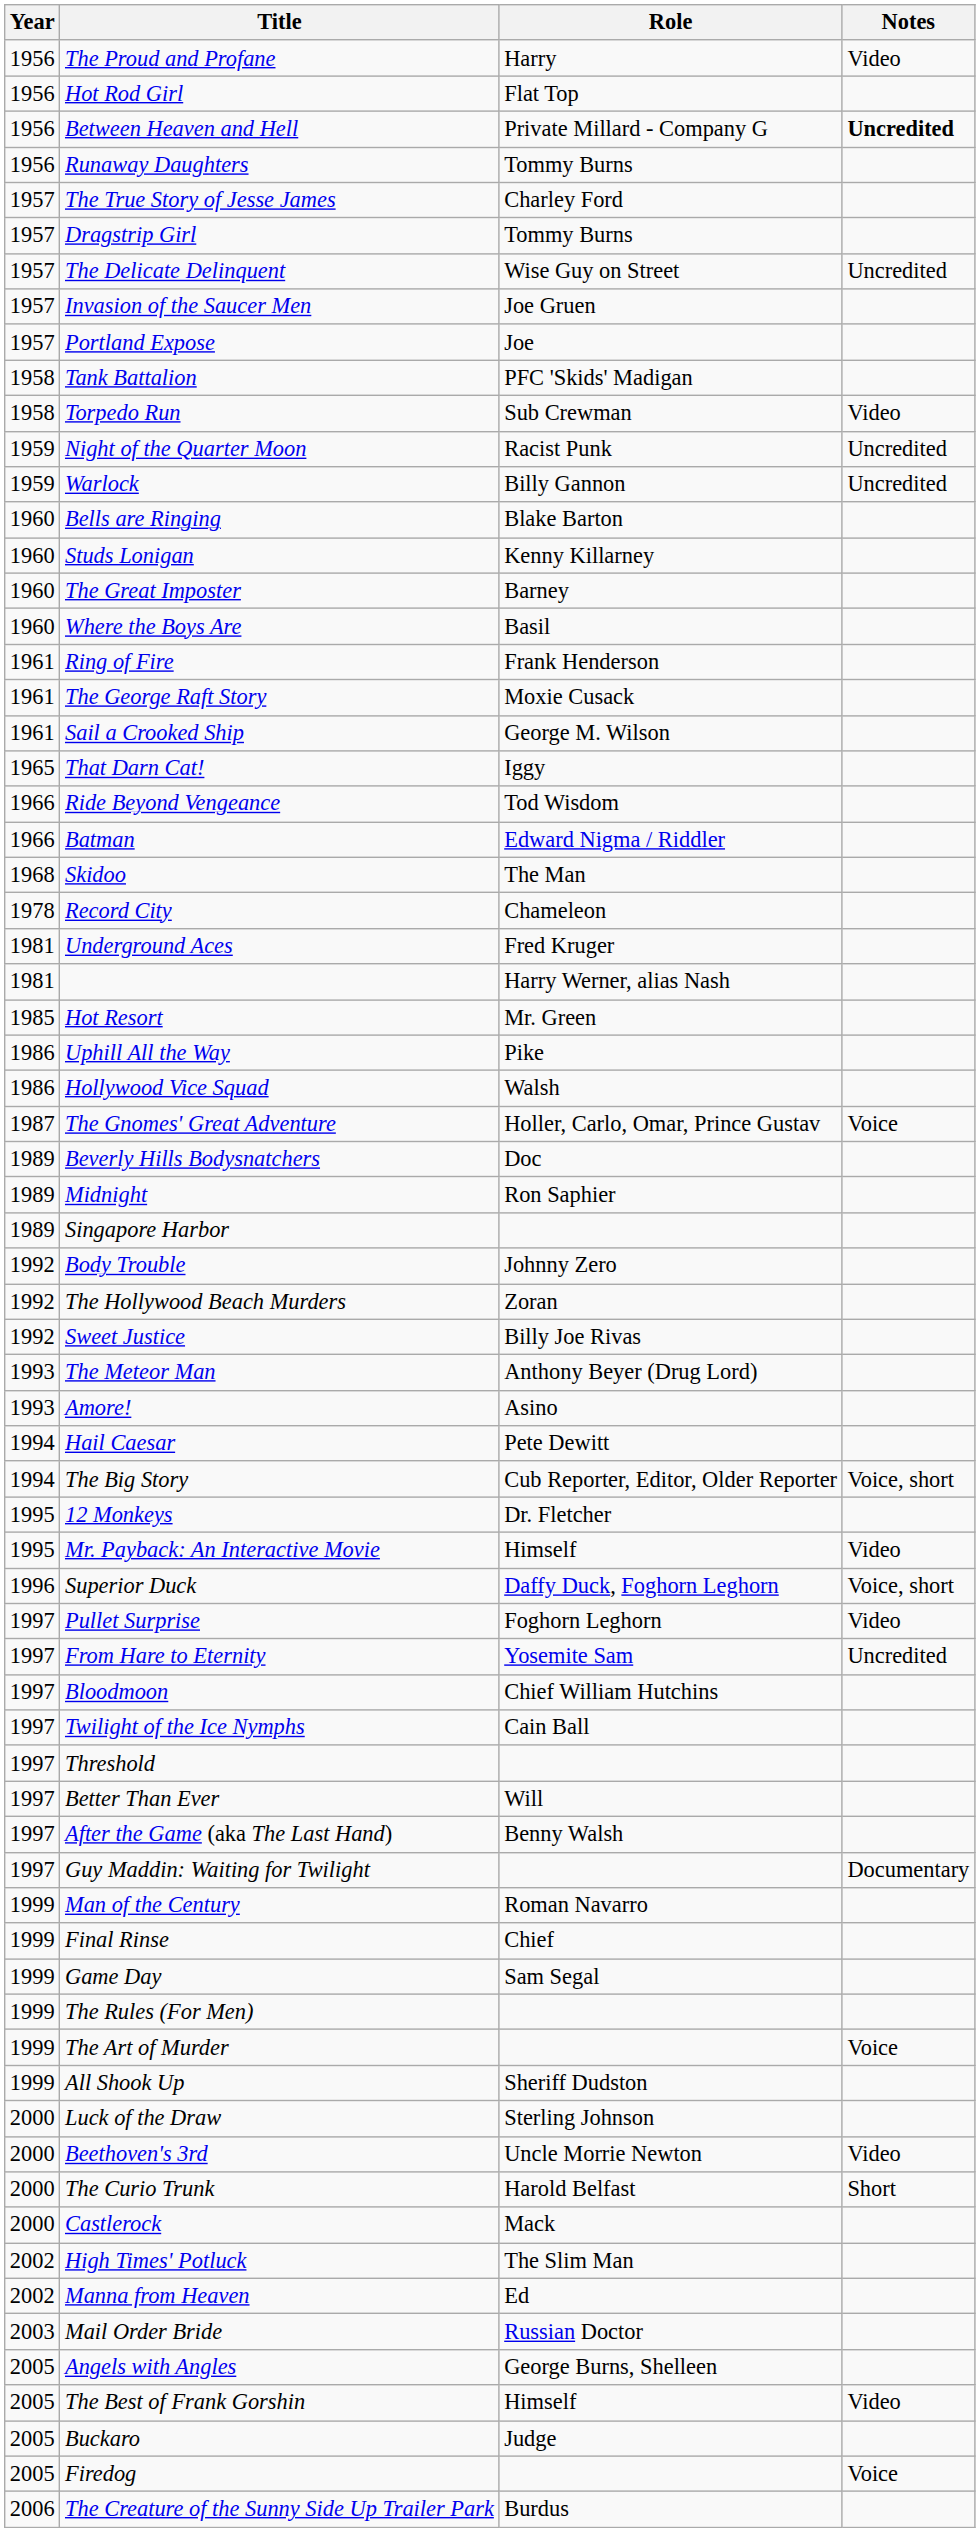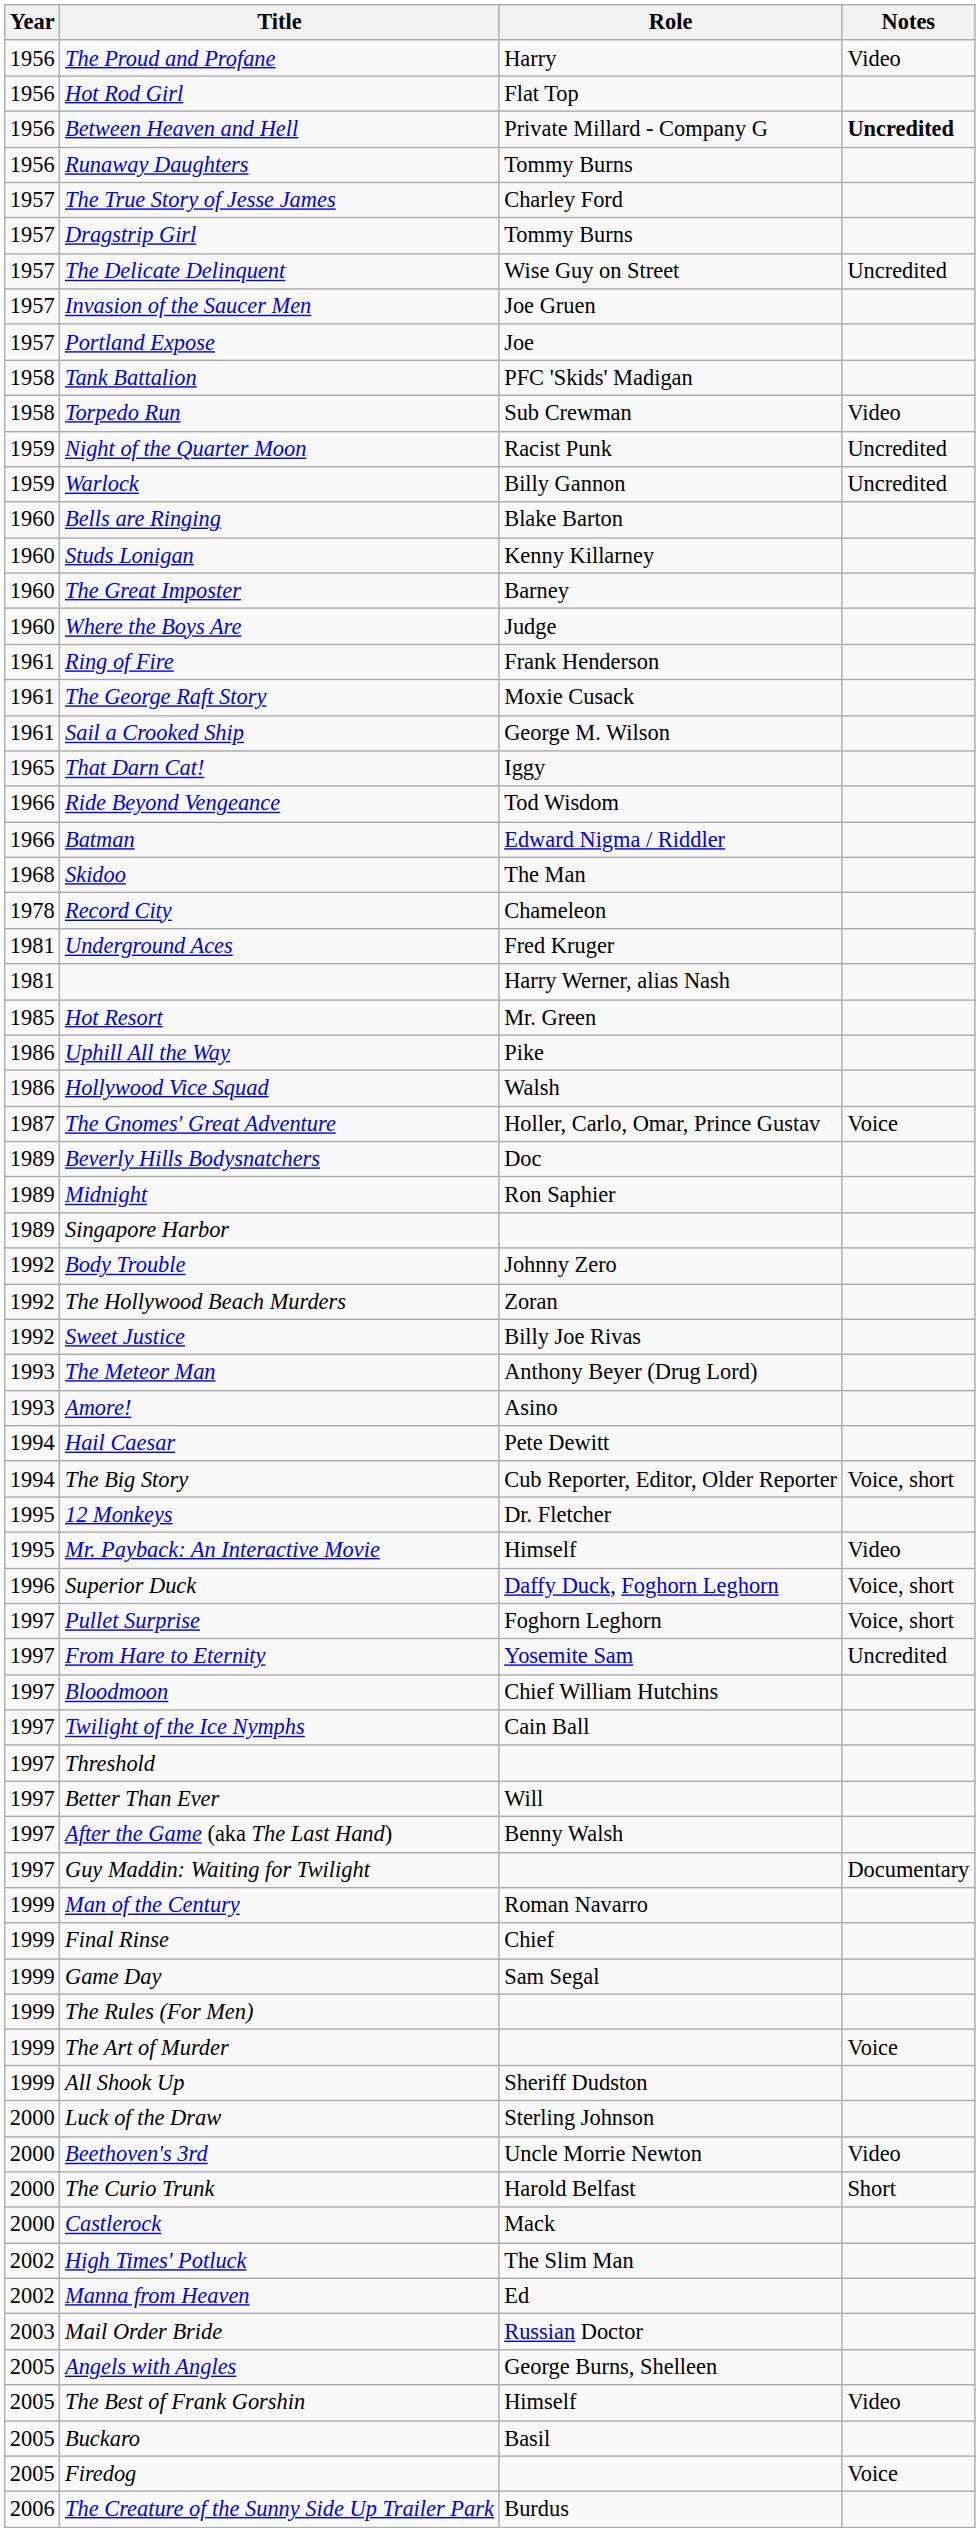(527, 626) Basil -> (530, 626) Judge
(874, 1620) Video -> (901, 1620) Voice, short
(530, 2437) Judge -> (527, 2437) Basil
